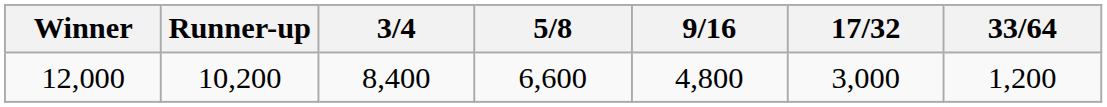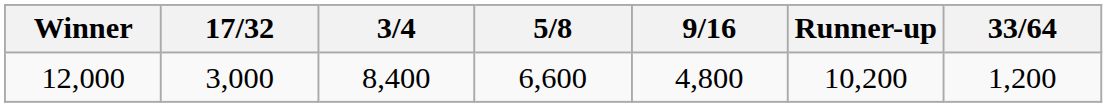columns swapped: (240, 28) <-> (866, 28)
